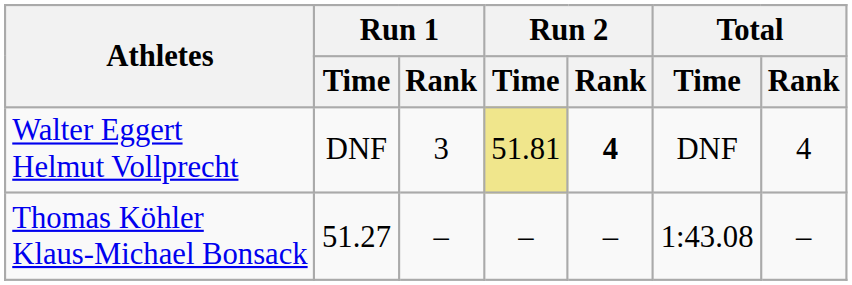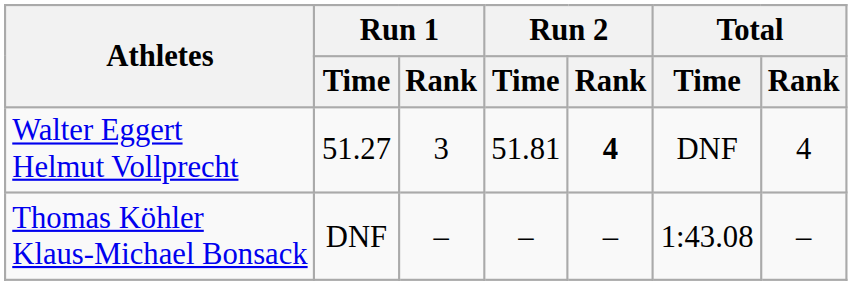(356, 149) DNF -> (356, 149) 51.27
(526, 149) khaki background -> (526, 149) no background
(356, 236) 51.27 -> (356, 236) DNF
